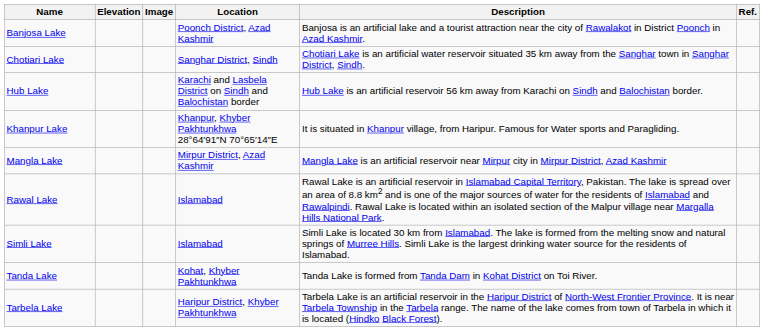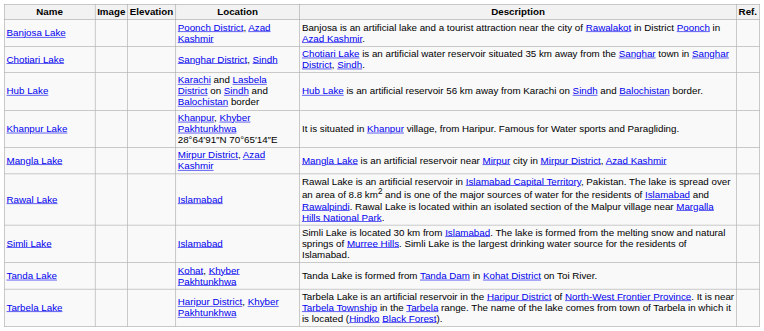columns swapped: (159, 12) <-> (119, 12)
